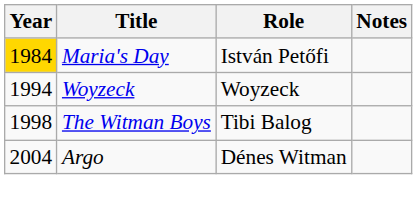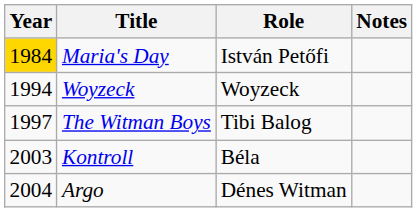(31, 122) 1998 -> (31, 122) 1997
+ row: (98, 156)
